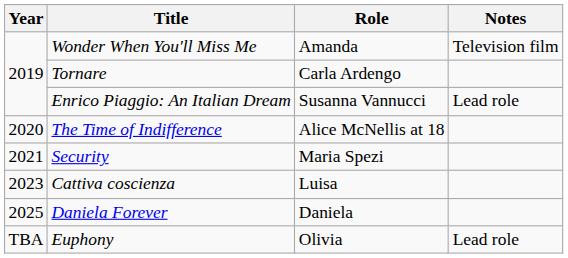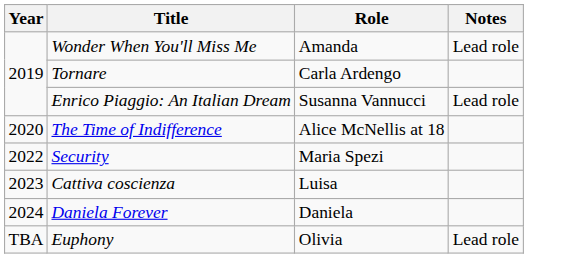(506, 45) Television film -> (486, 45) Lead role
(26, 156) 2021 -> (26, 156) 2022
(26, 211) 2025 -> (26, 211) 2024
